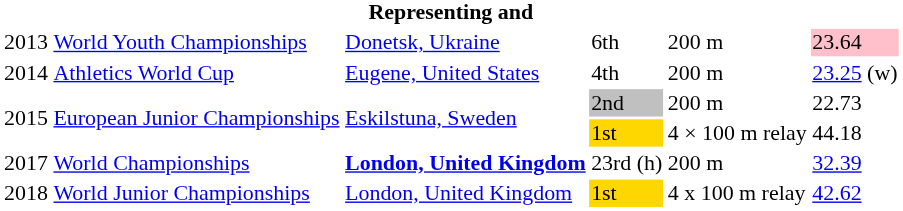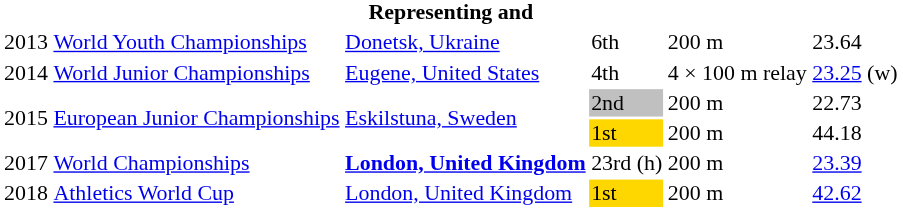(837, 42) pink background -> (837, 42) no background
(144, 72) Athletics World Cup -> (182, 72) World Junior Championships
(696, 72) 200 m -> (737, 72) 4 × 100 m relay
(737, 132) 4 × 100 m relay -> (696, 132) 200 m
(837, 162) 32.39 -> (837, 162) 23.39
(182, 193) World Junior Championships -> (144, 193) Athletics World Cup
(737, 193) 4 x 100 m relay -> (696, 193) 200 m
